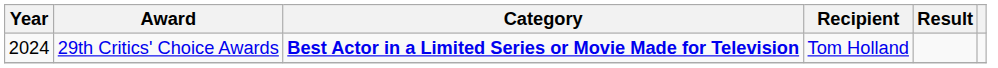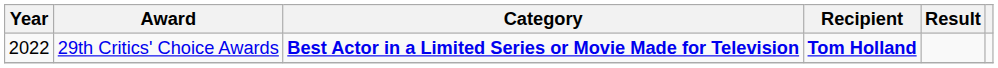(29, 47) 2024 -> (29, 47) 2022
(858, 47) normal -> (862, 47) bold
